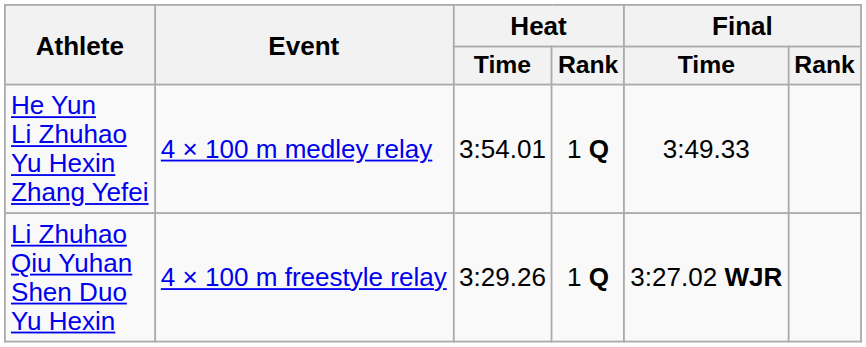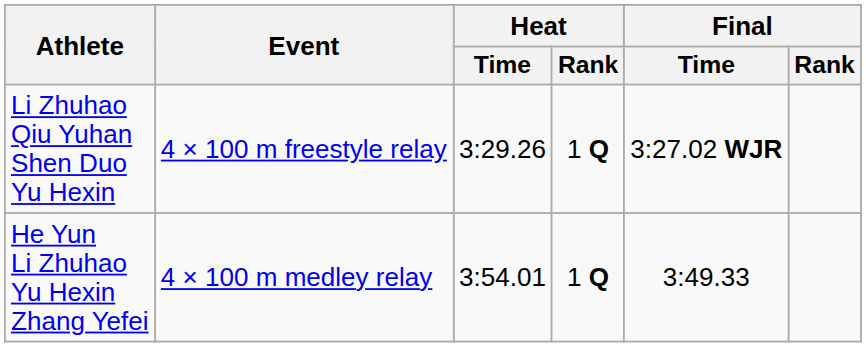rows swapped: (72, 277) <-> (80, 149)
